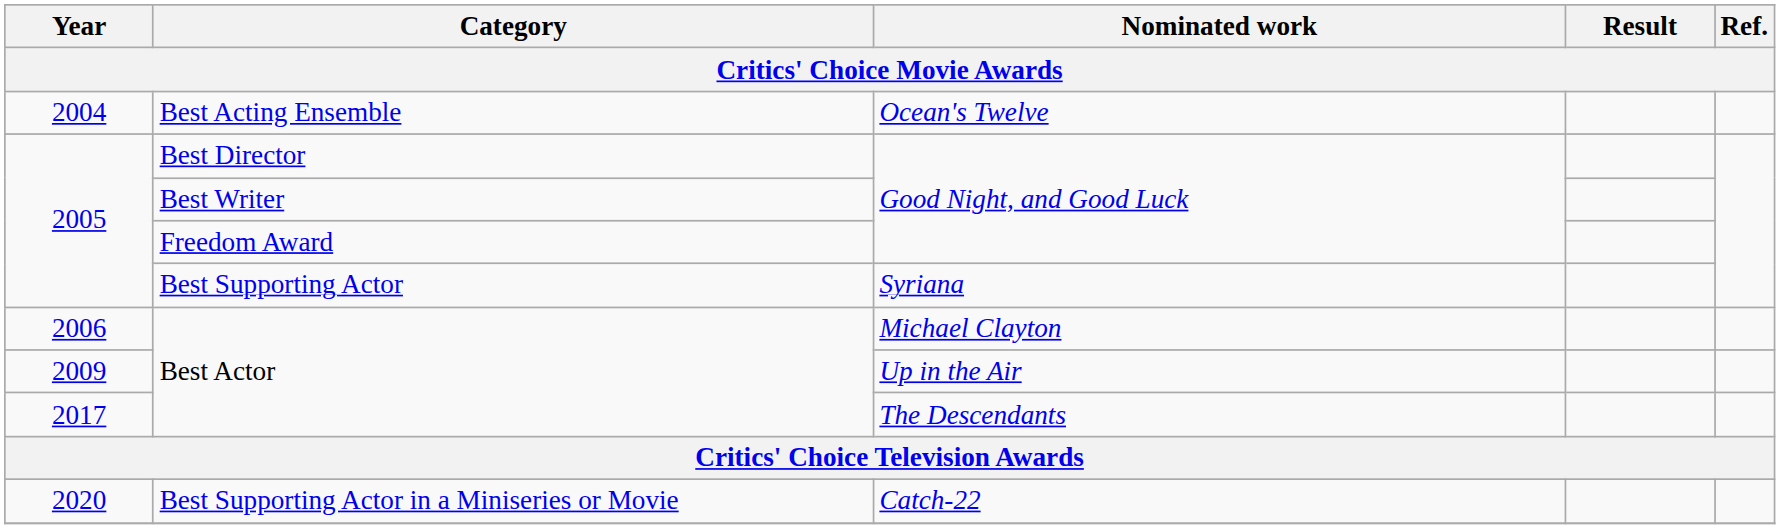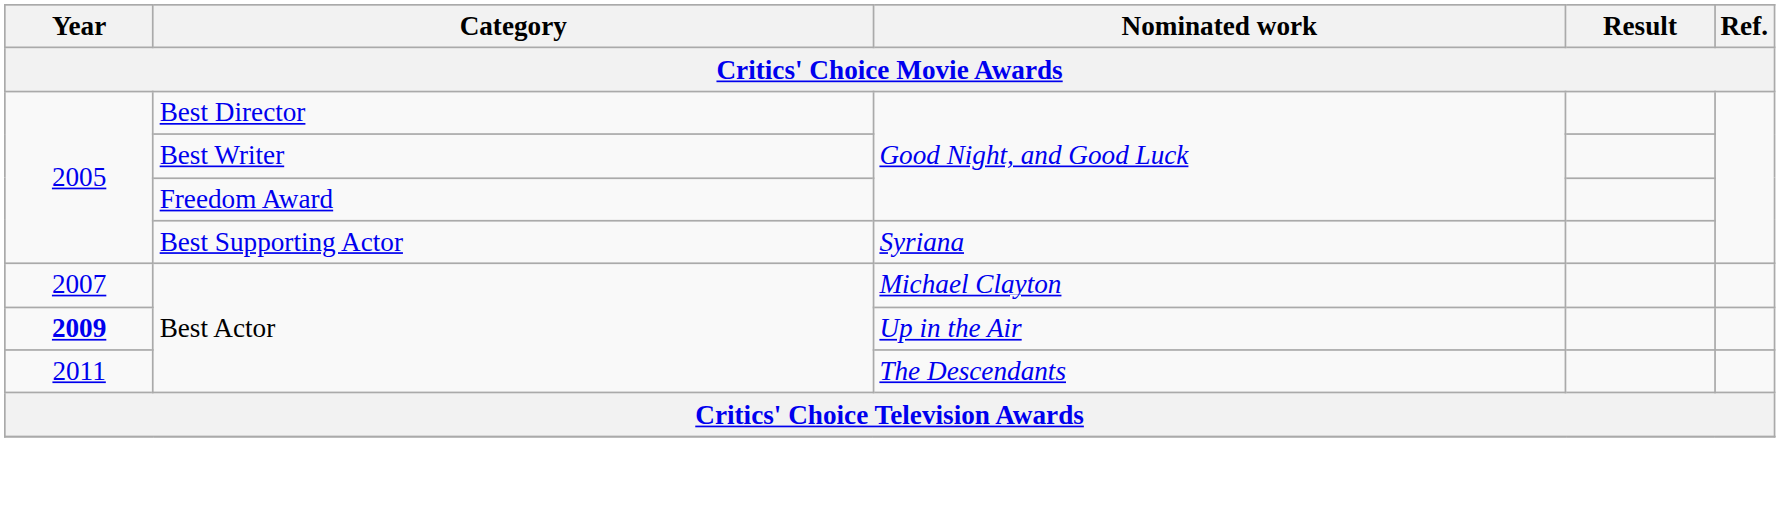- row: (281, 112)
(79, 328) 2006 -> (79, 284) 2007
(79, 371) normal -> (79, 328) bold
(79, 414) 2017 -> (79, 371) 2011
- row: (419, 500)
